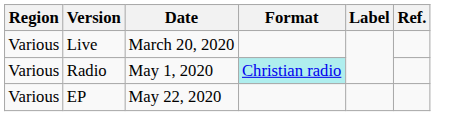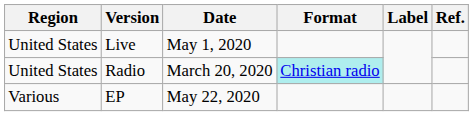(34, 44) Various -> (53, 44) United States
(181, 44) March 20, 2020 -> (209, 44) May 1, 2020
(34, 70) Various -> (53, 70) United States
(171, 70) May 1, 2020 -> (220, 70) March 20, 2020
